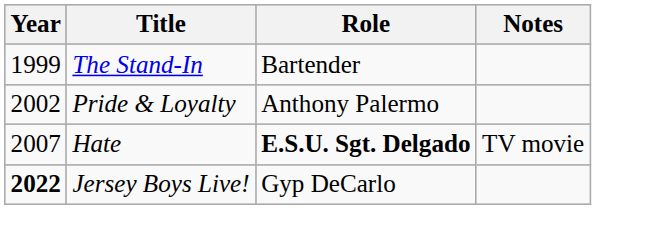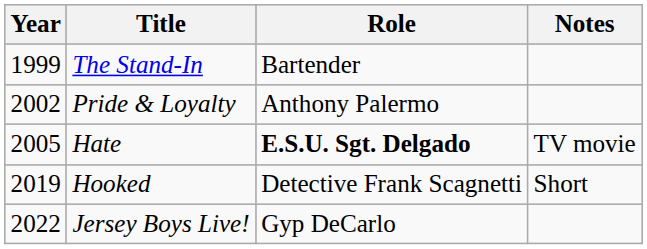(36, 143) 2007 -> (36, 143) 2005
+ row: (111, 183)
(36, 183) bold -> (36, 223) normal
